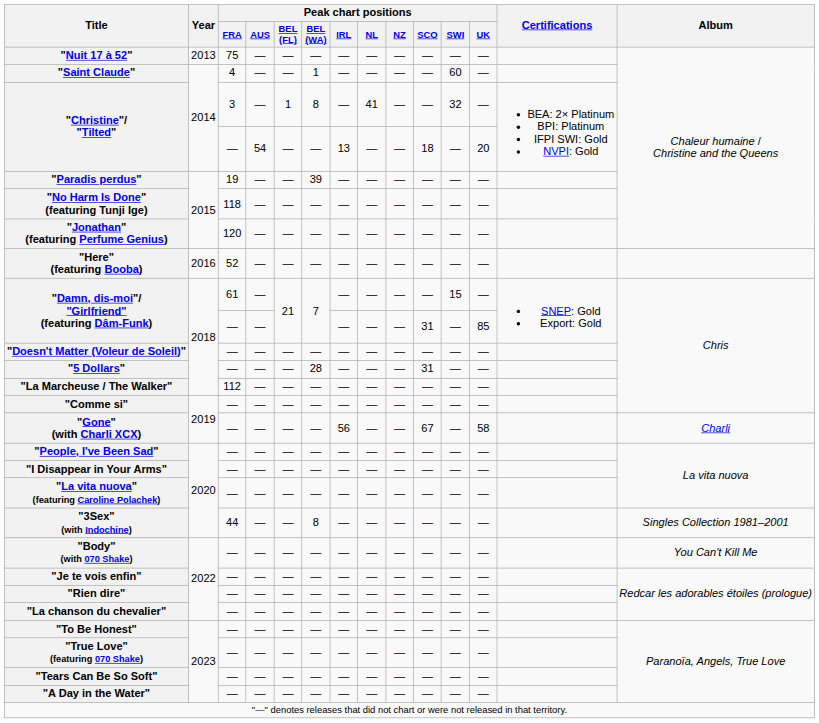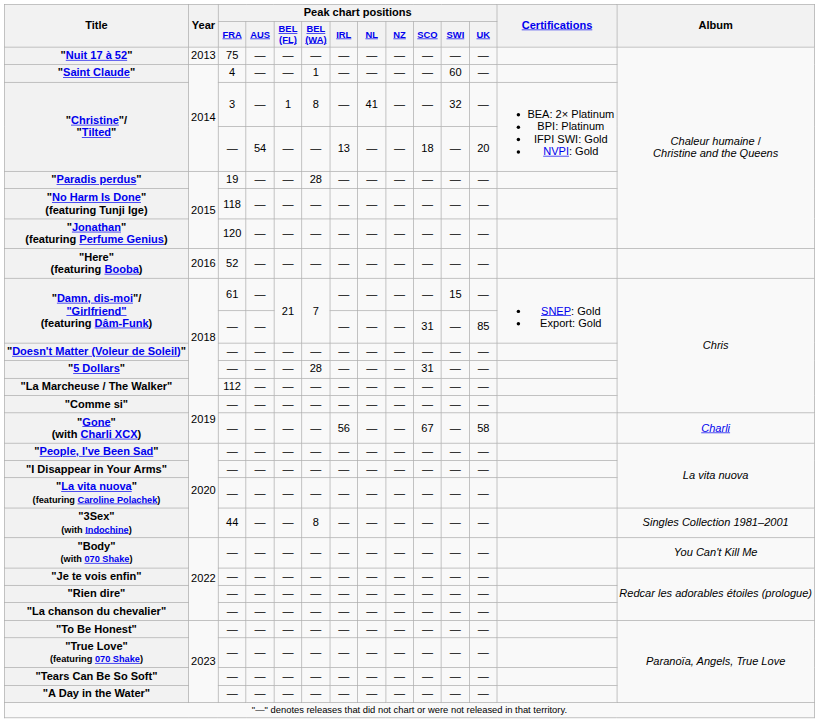(316, 180) 39 -> (316, 180) 28
